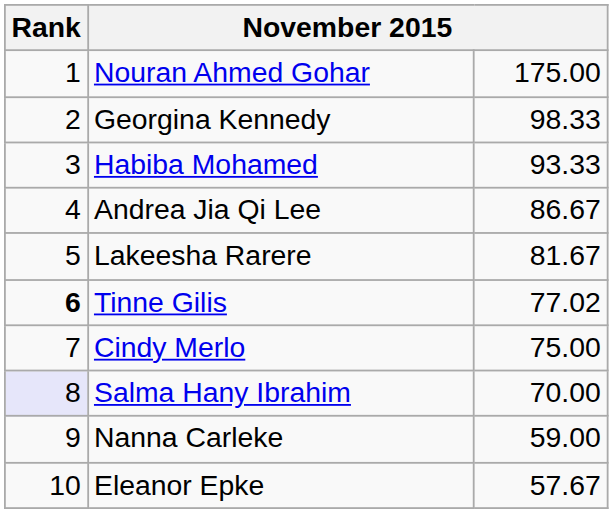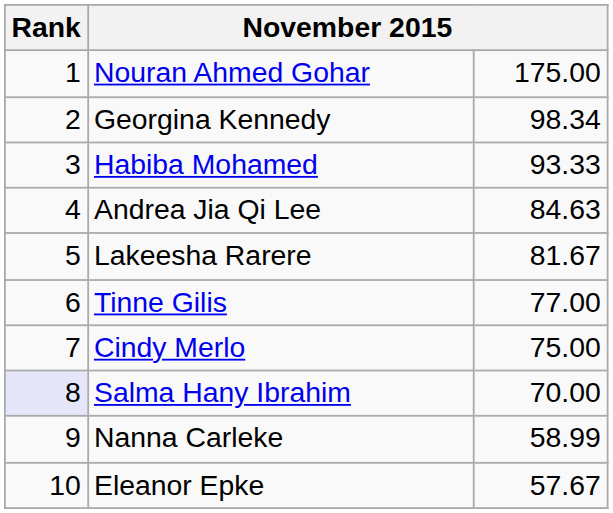(565, 118) 98.33 -> (565, 118) 98.34
(565, 209) 86.67 -> (565, 209) 84.63
(73, 301) bold -> (73, 301) normal
(565, 301) 77.02 -> (565, 301) 77.00
(565, 438) 59.00 -> (565, 438) 58.99
